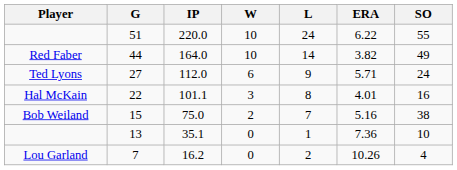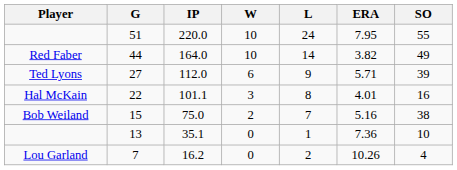(366, 34) 6.22 -> (366, 34) 7.95
(423, 74) 24 -> (423, 74) 39
